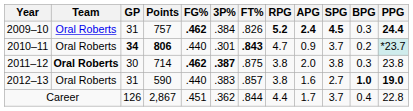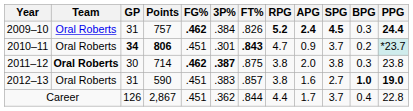(196, 47) .440 -> (196, 47) .451
(196, 81) .440 -> (196, 81) .451
